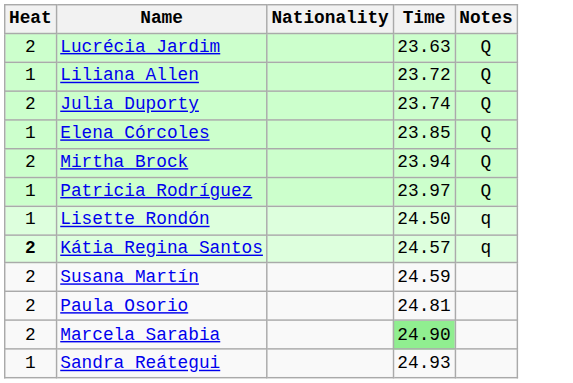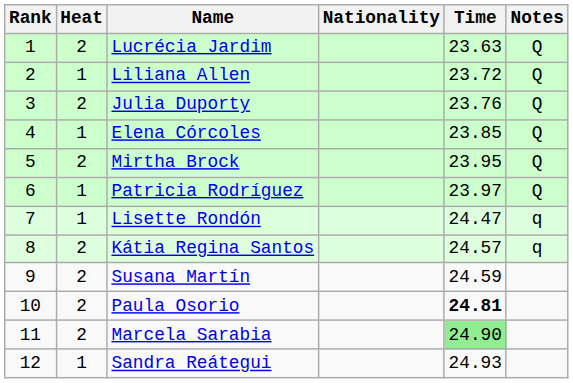+ column: (30, 19)
(424, 106) 23.74 -> (475, 106) 23.76
(424, 163) 23.94 -> (475, 163) 23.95
(424, 220) 24.50 -> (475, 220) 24.47
(30, 249) bold -> (82, 249) normal
(424, 307) normal -> (475, 307) bold
